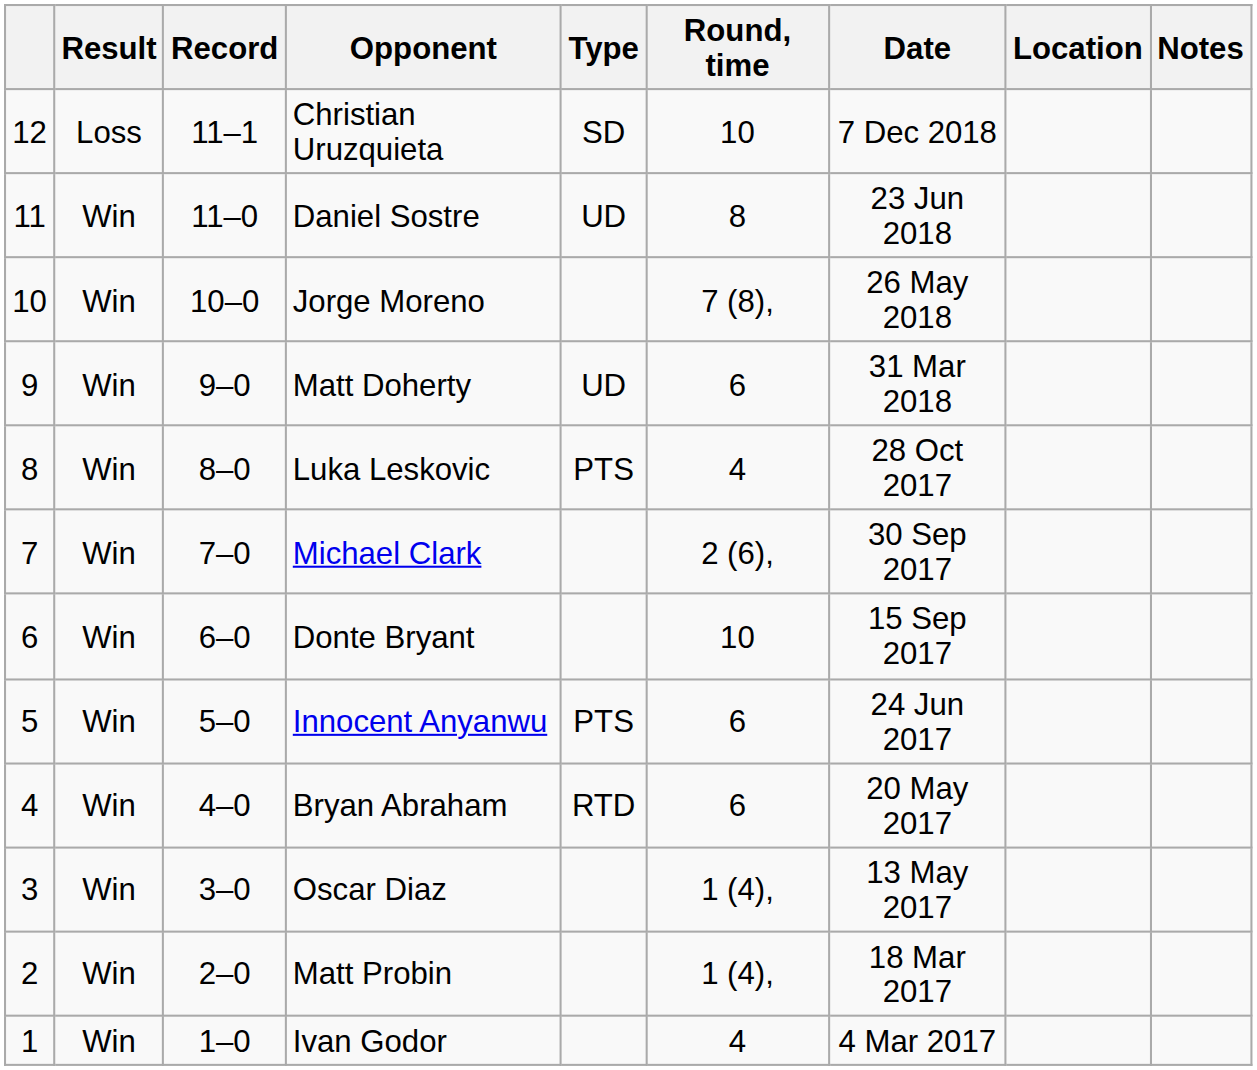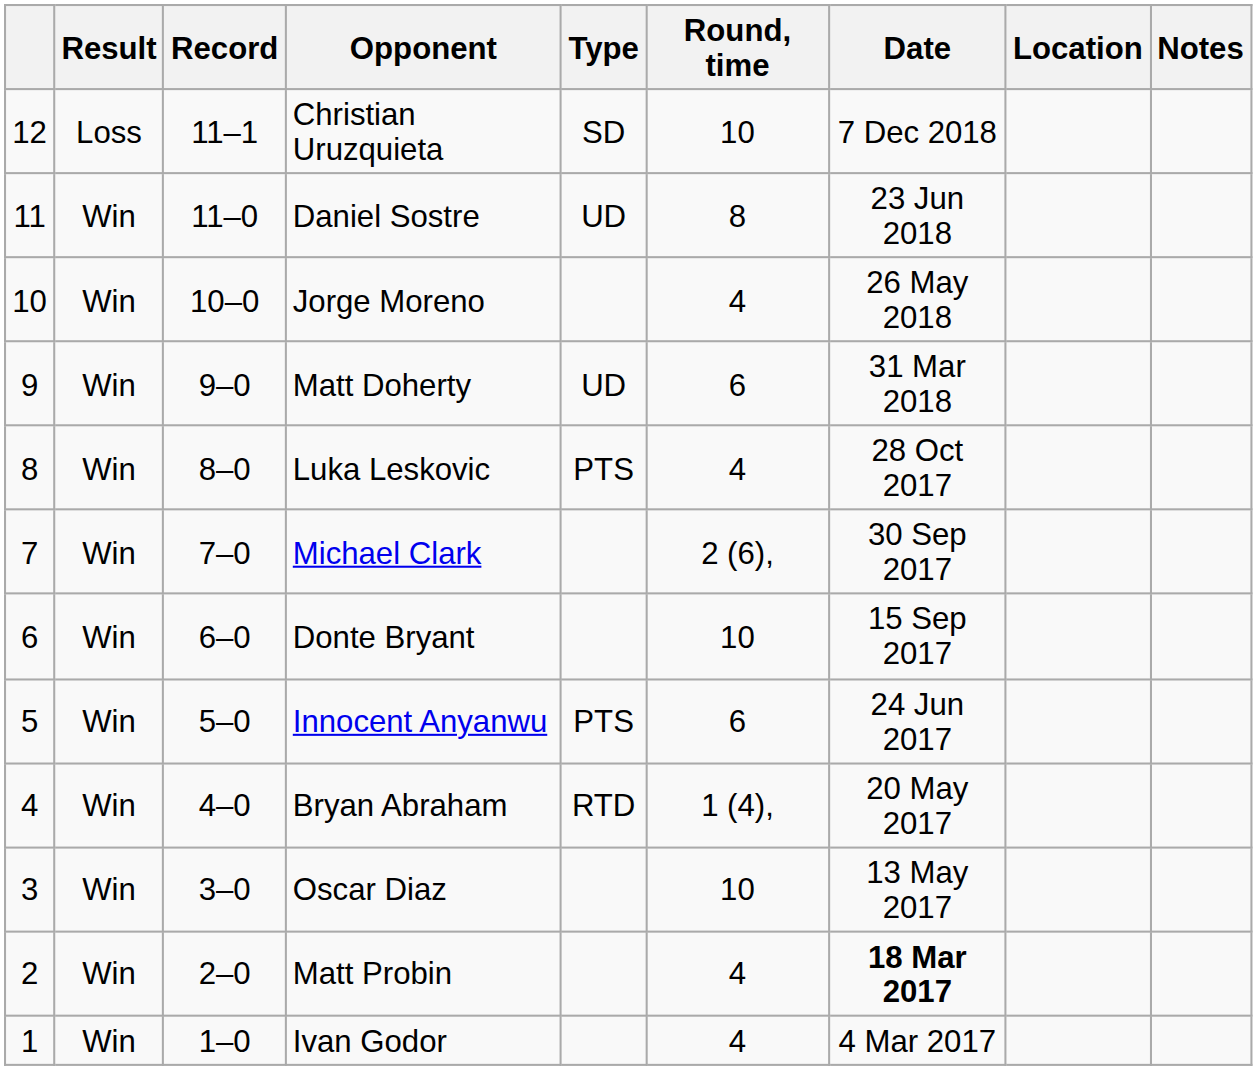(737, 300) 7 (8), -> (737, 300) 4
(737, 805) 6 -> (737, 805) 1 (4),
(737, 889) 1 (4), -> (737, 889) 10
(737, 973) 1 (4), -> (737, 973) 4
(917, 973) normal -> (917, 973) bold
